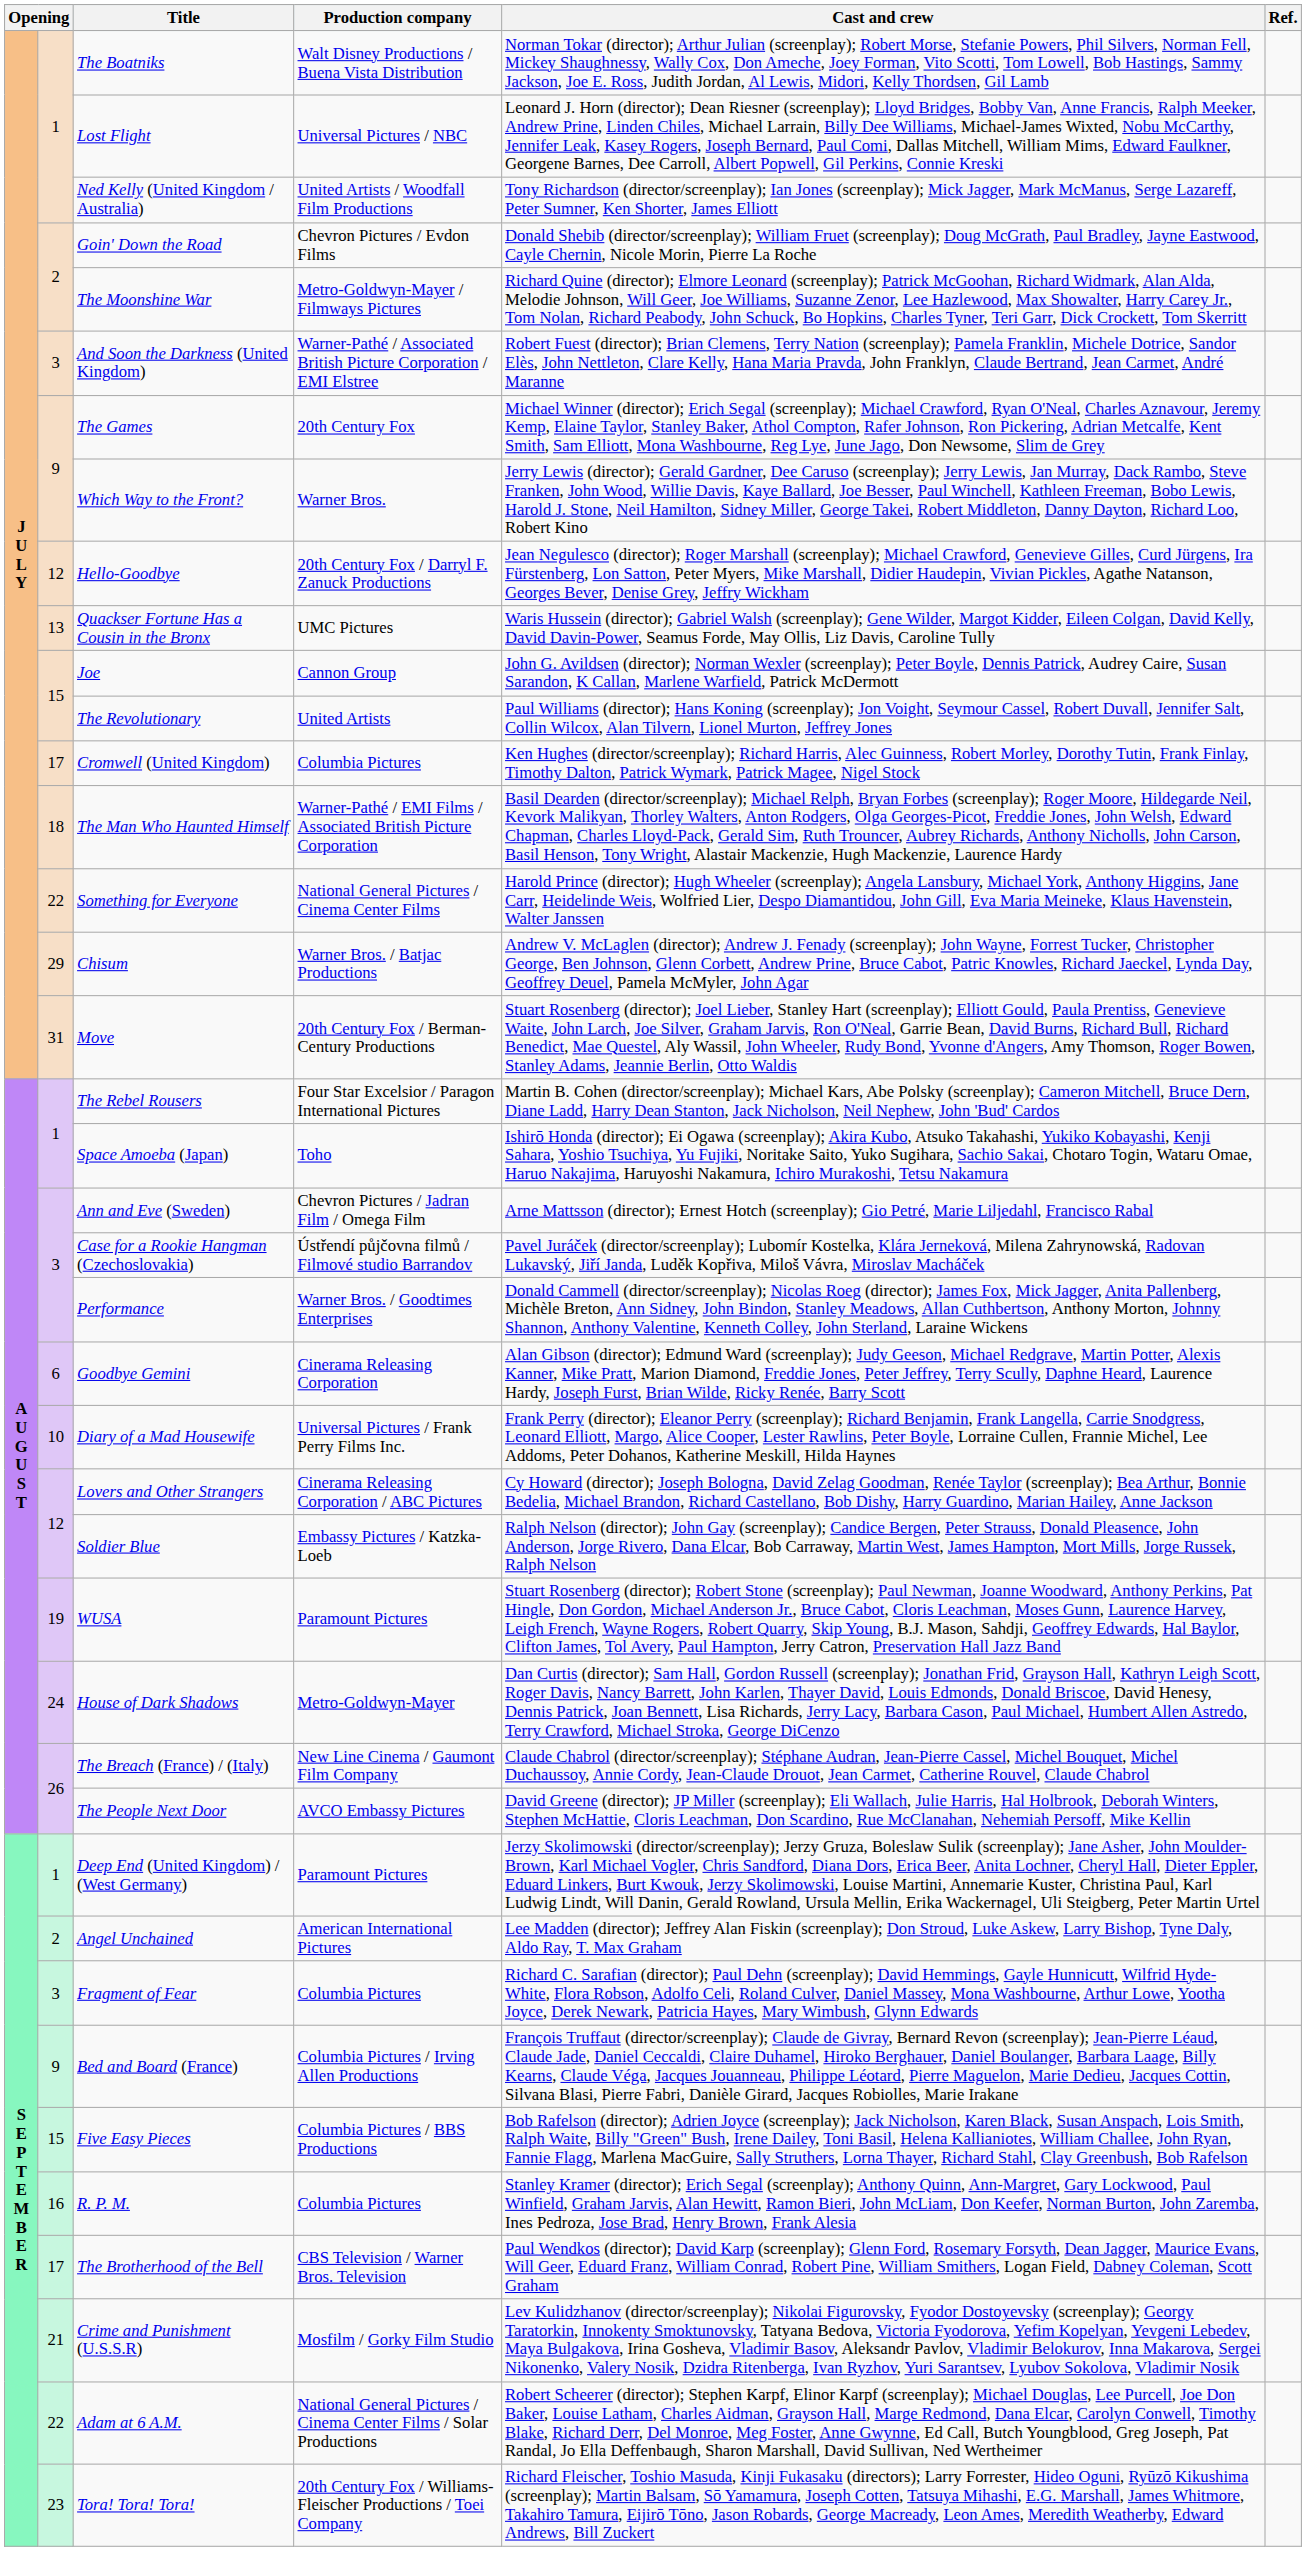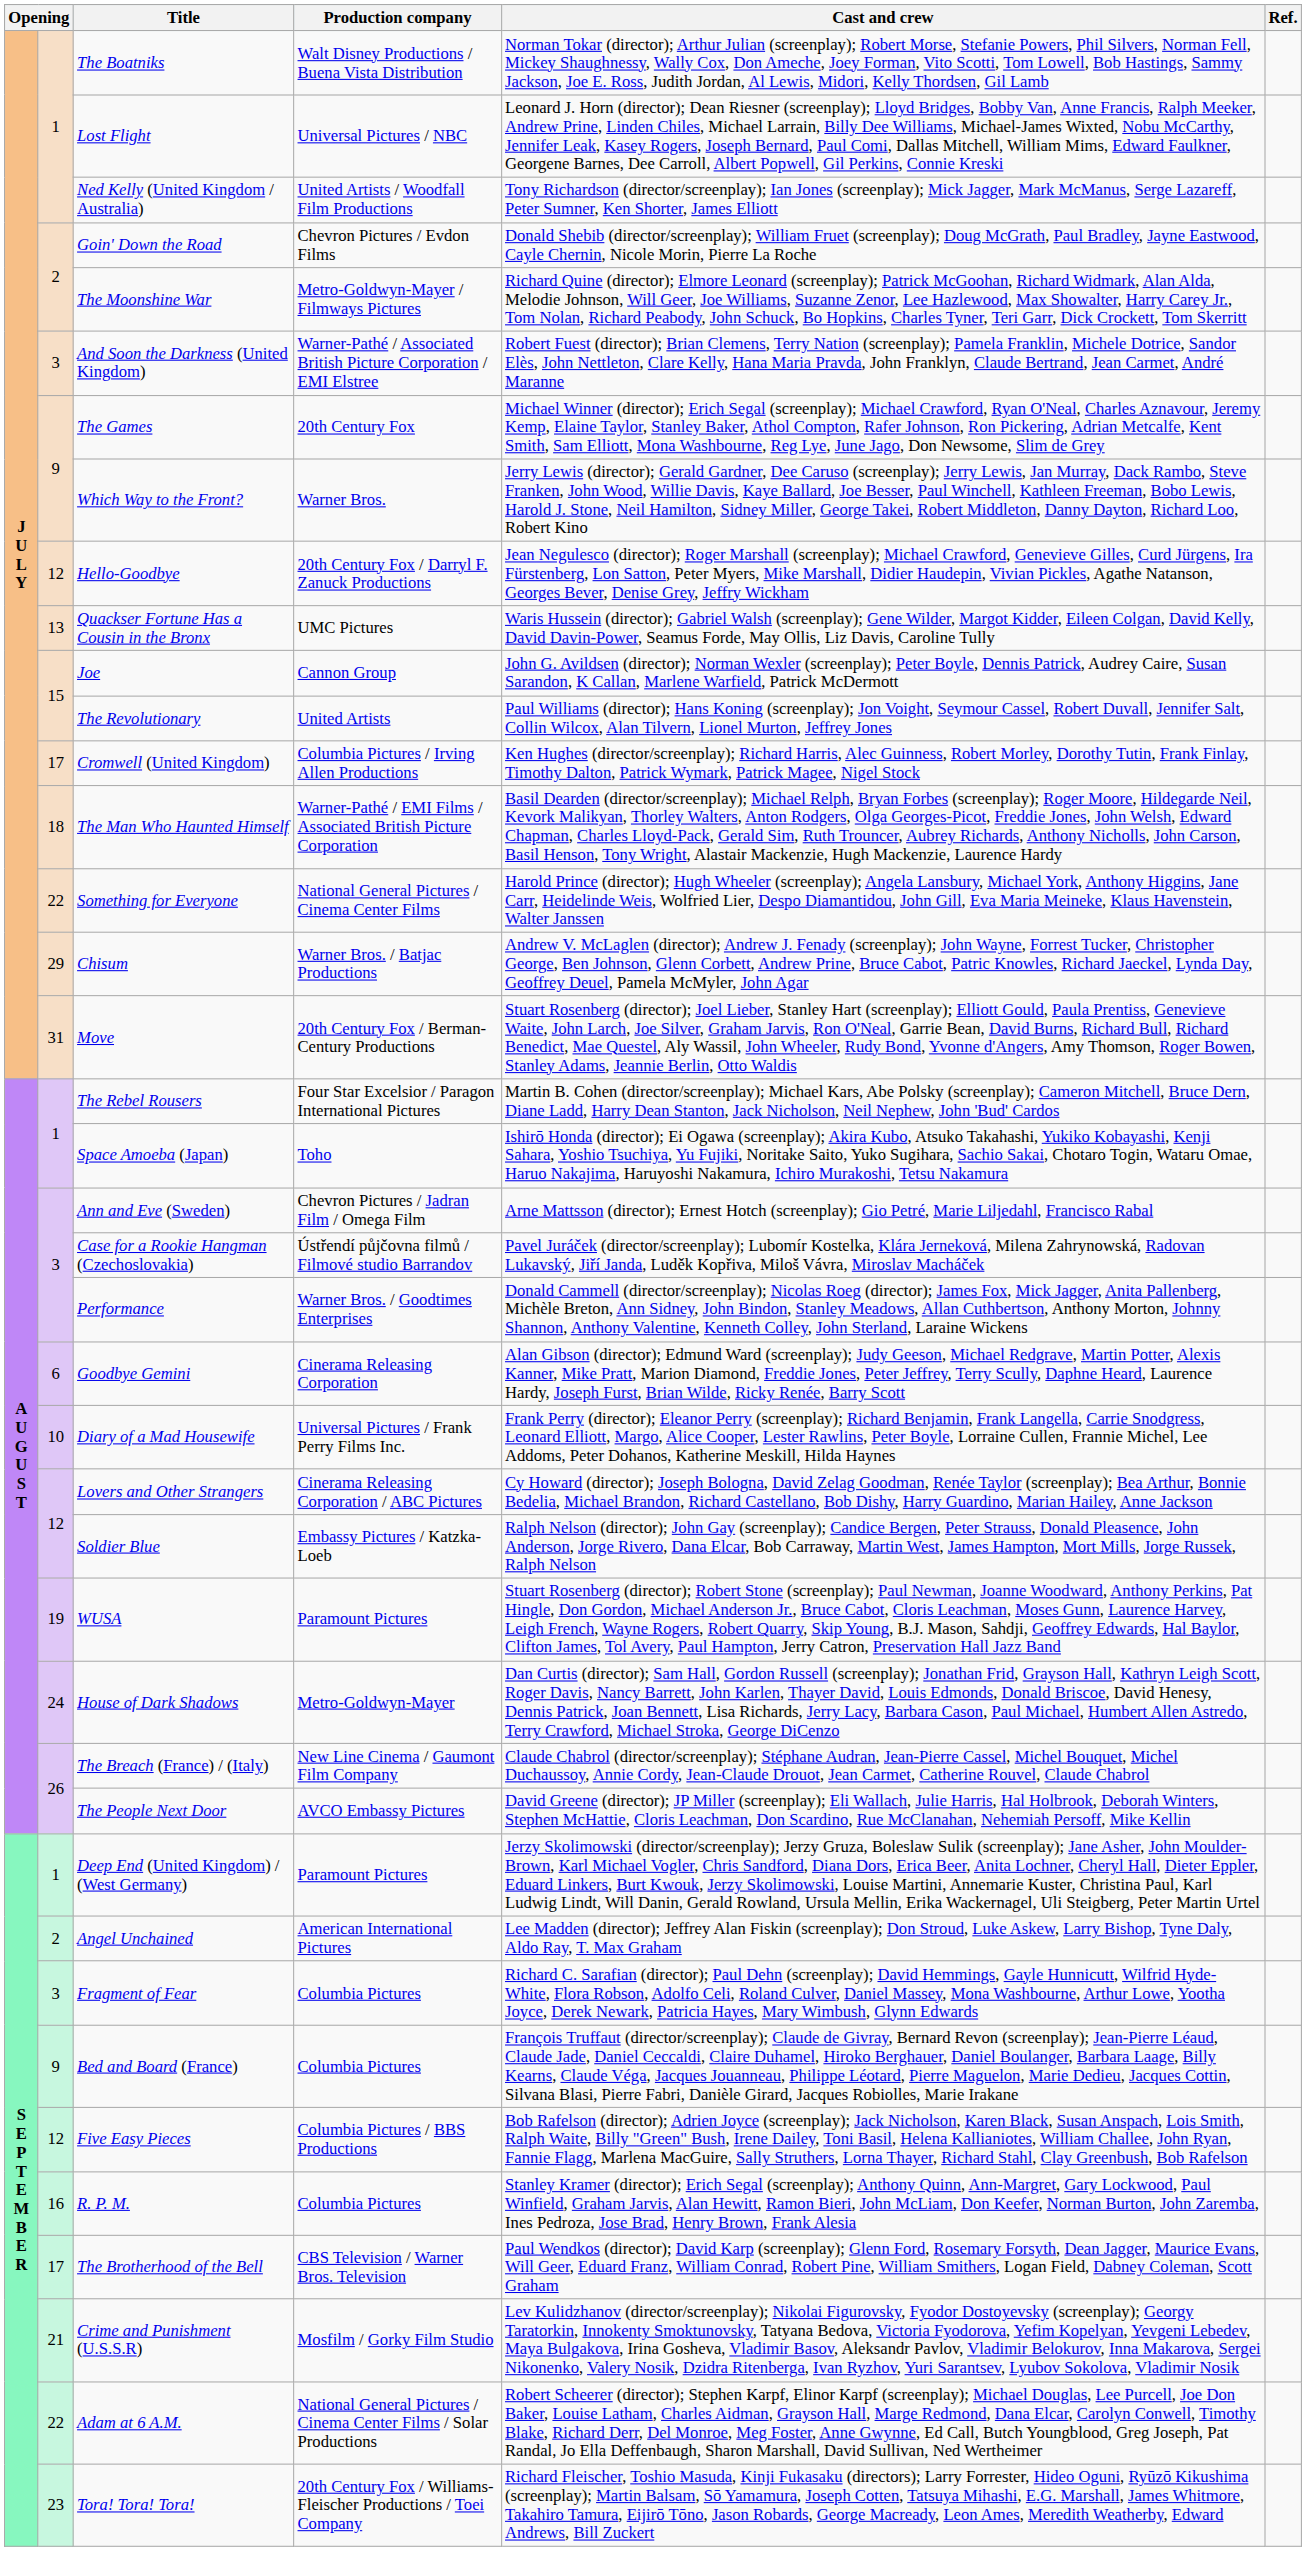(359, 763) Columbia Pictures -> (386, 763) Columbia Pictures / Irving Allen Productions
(386, 2066) Columbia Pictures / Irving Allen Productions -> (359, 2066) Columbia Pictures
(56, 2139) 15 -> (56, 2139) 12
